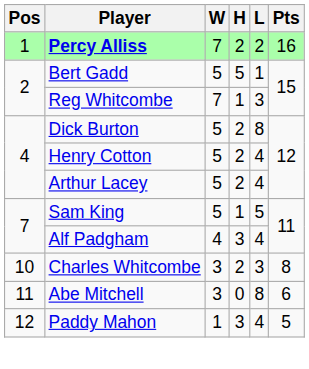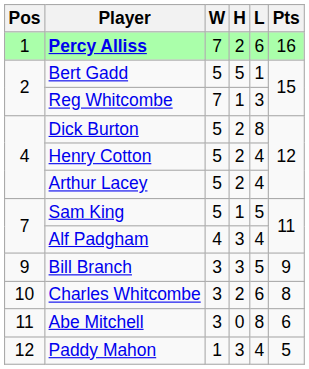(259, 45) 2 -> (259, 45) 6
+ row: (90, 267)
(259, 267) 3 -> (259, 294) 6
